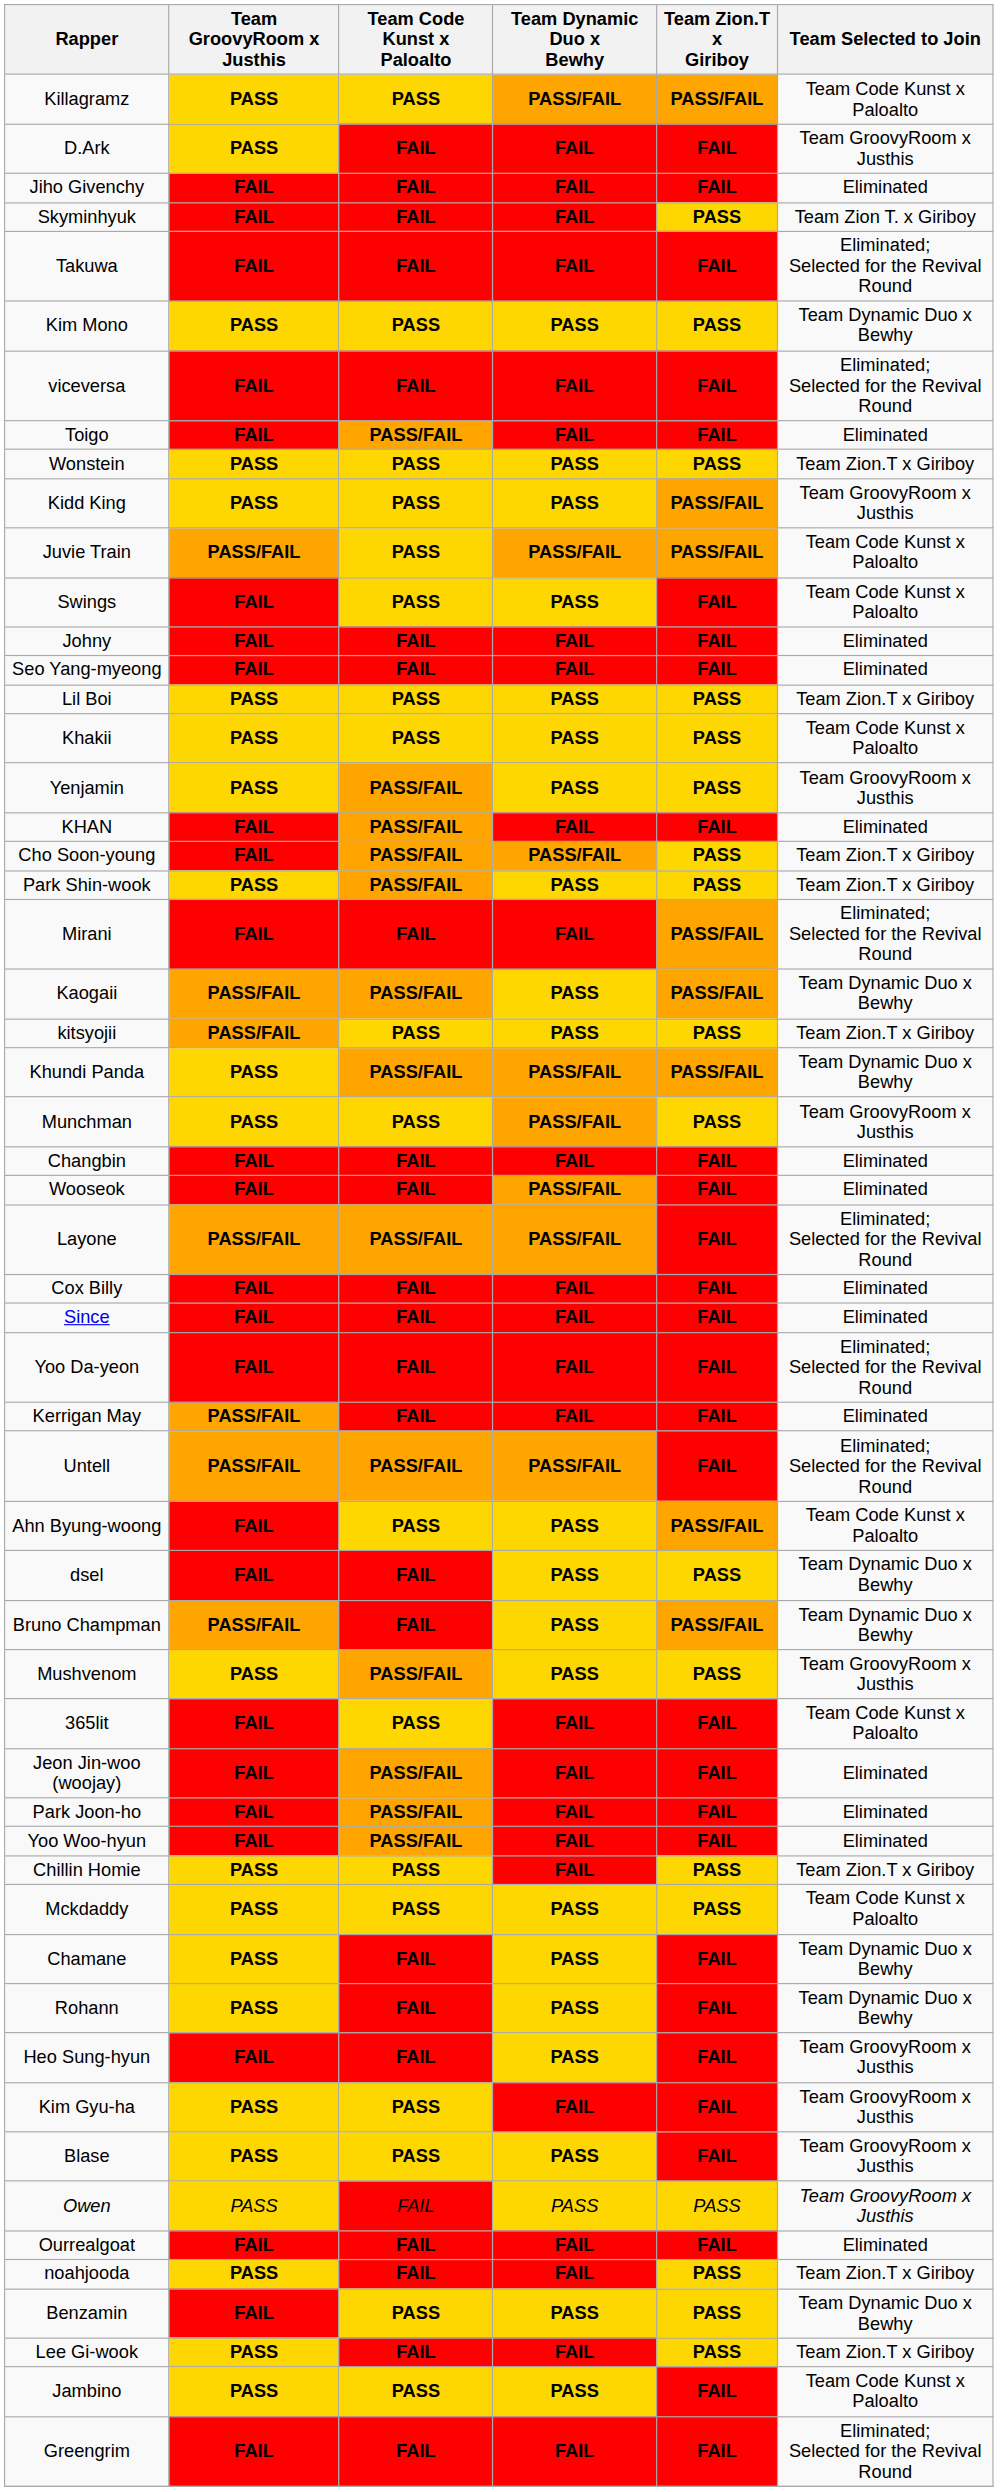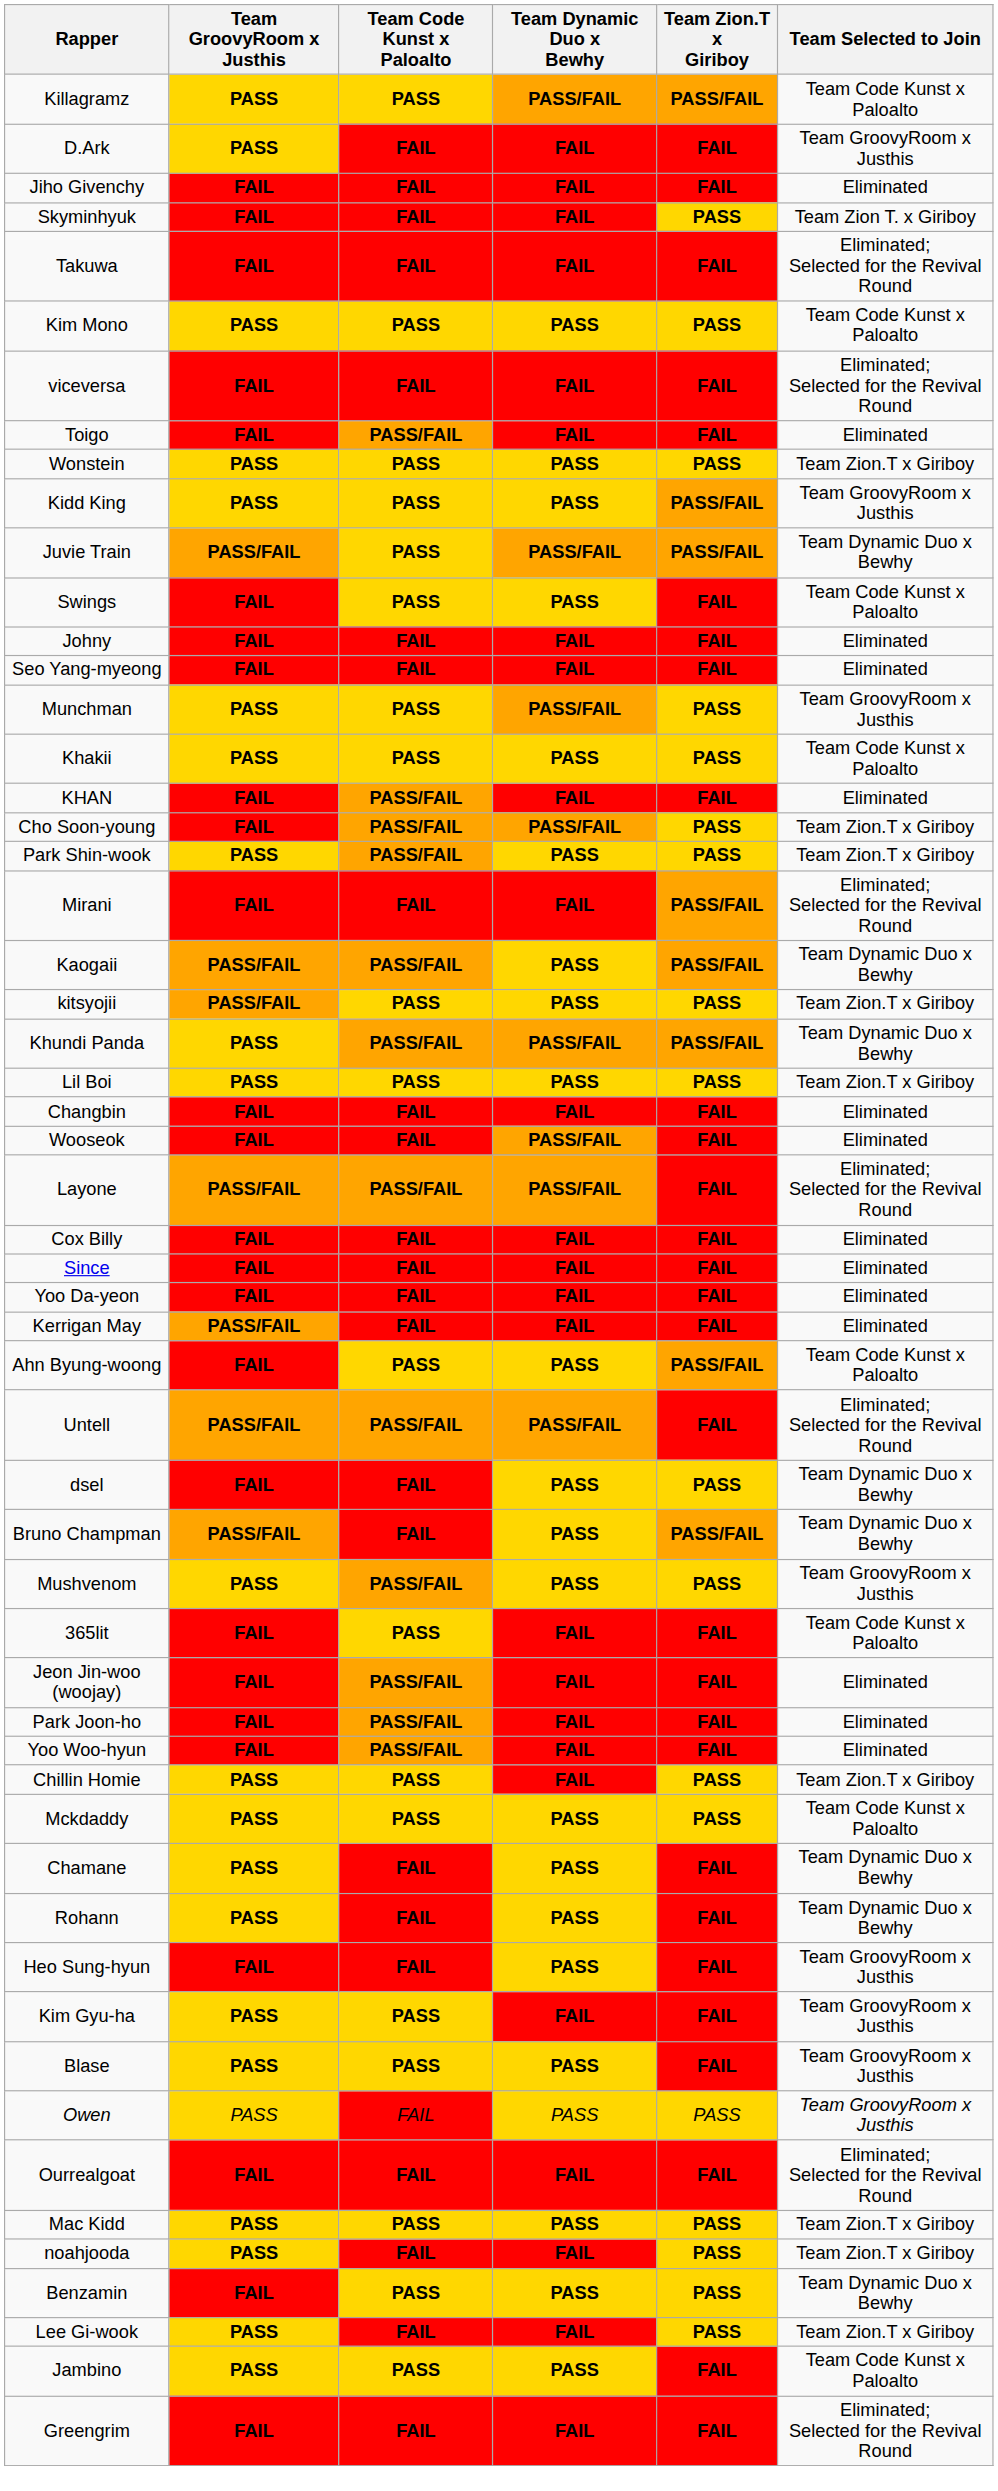(885, 325) Team Dynamic Duo x Bewhy -> (885, 325) Team Code Kunst x Paloalto
(885, 552) Team Code Kunst x Paloalto -> (885, 552) Team Dynamic Duo x Bewhy
rows swapped: (87, 699) <-> (87, 1121)
- row: (87, 787)
(885, 1367) Eliminated; Selected for the Revival Round -> (885, 1297) Eliminated
rows swapped: (87, 1466) <-> (87, 1525)
(885, 2245) Eliminated -> (885, 2175) Eliminated; Selected for the Revival Round
+ row: (87, 2224)
